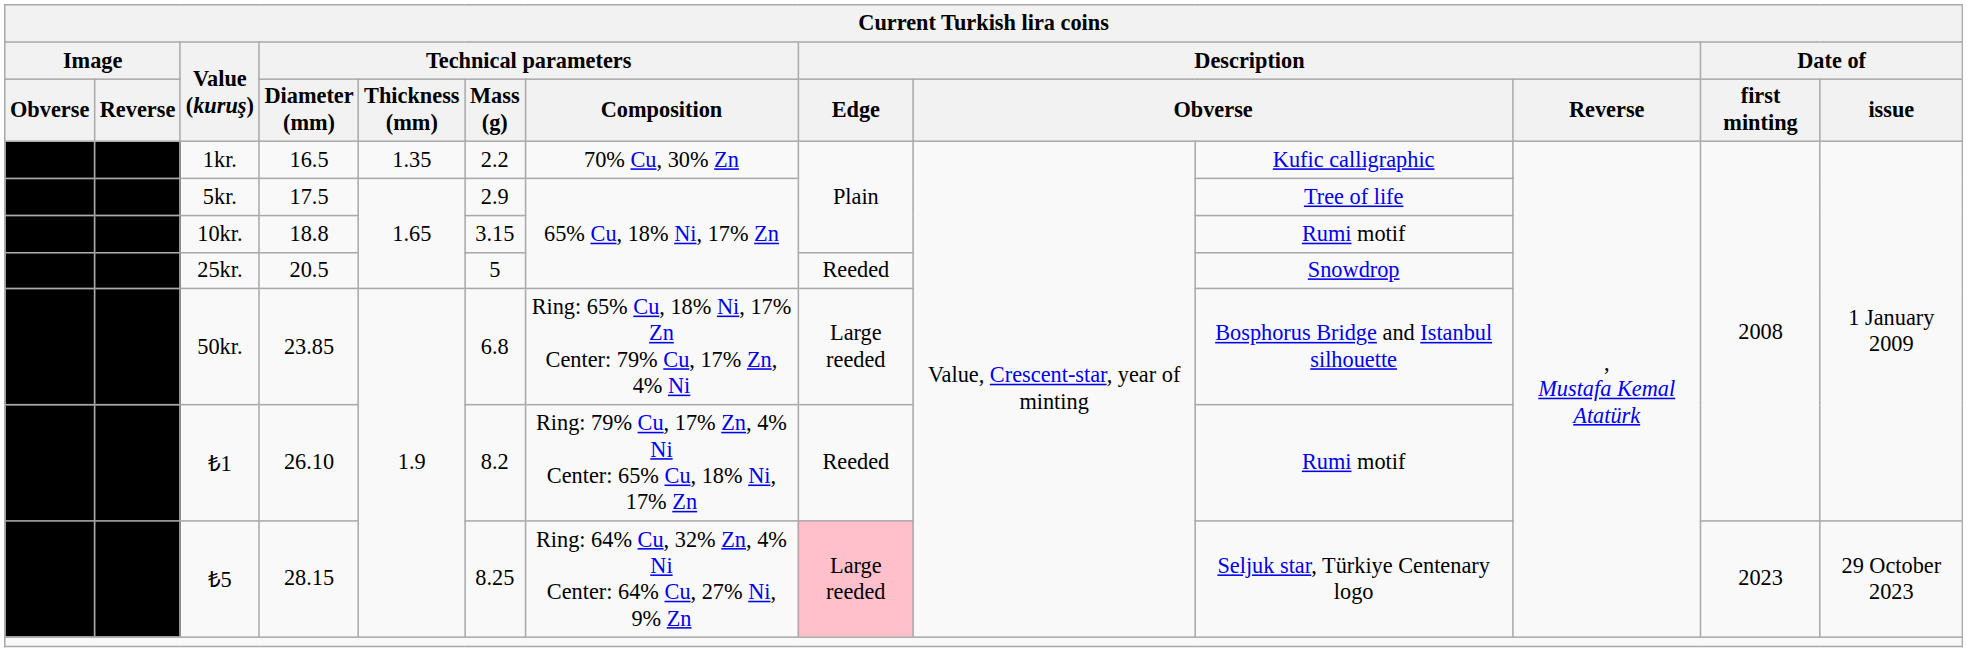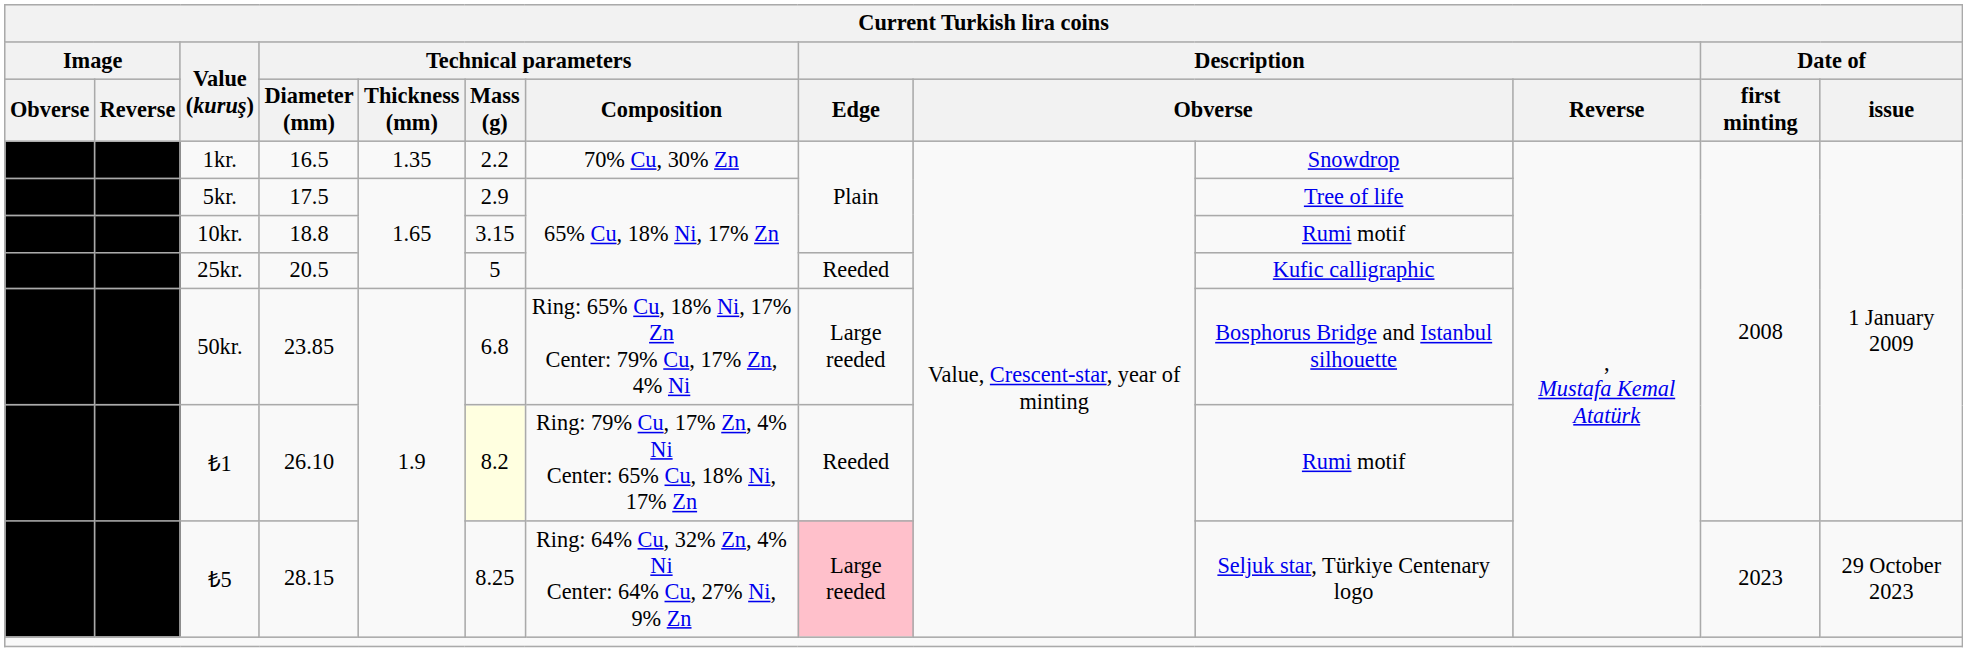(1354, 160) Kufic calligraphic -> (1354, 160) Snowdrop
(1354, 270) Snowdrop -> (1354, 270) Kufic calligraphic
(495, 462) no background -> (495, 462) lightyellow background
